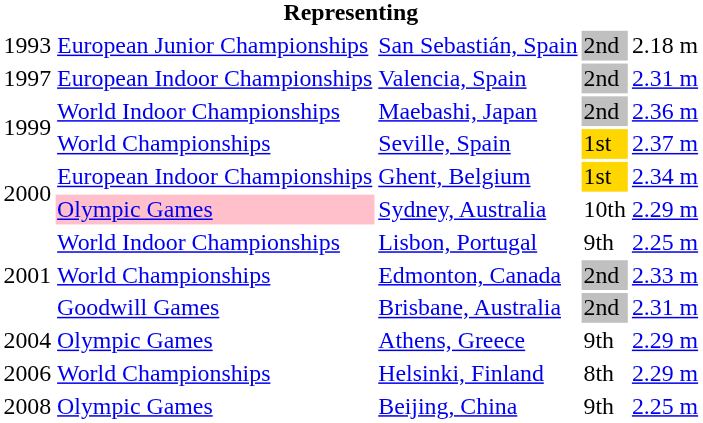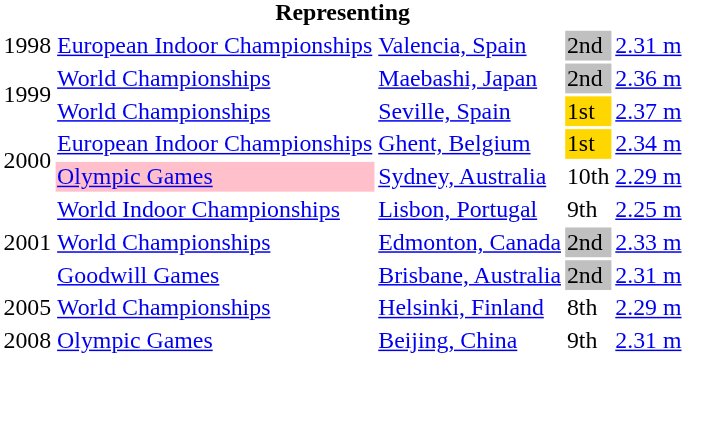- row: (478, 45)
(27, 78) 1997 -> (27, 45) 1998
(199, 110) World Indoor Championships -> (164, 78) World Championships
- row: (452, 340)
(27, 373) 2006 -> (27, 307) 2005
(665, 405) 2.25 m -> (648, 340) 2.31 m
